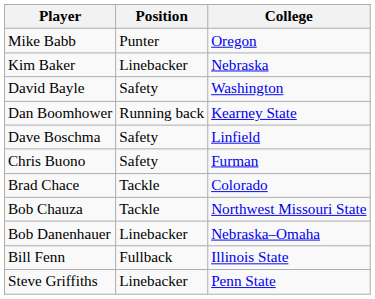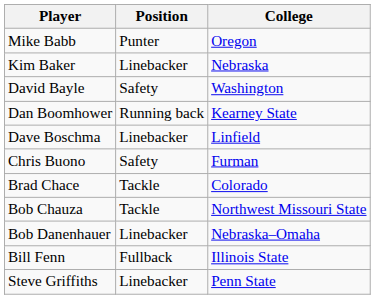(139, 137) Safety -> (153, 137) Linebacker
